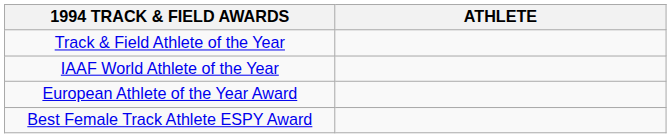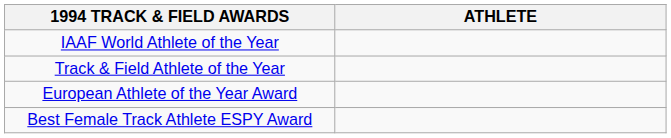rows swapped: (170, 68) <-> (170, 42)
